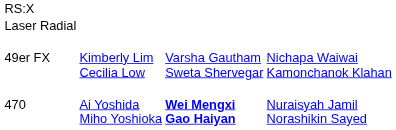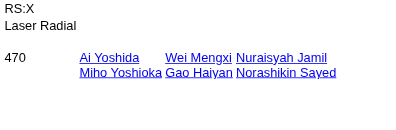- row: (27, 58)
(200, 111) bold -> (199, 65) normal
